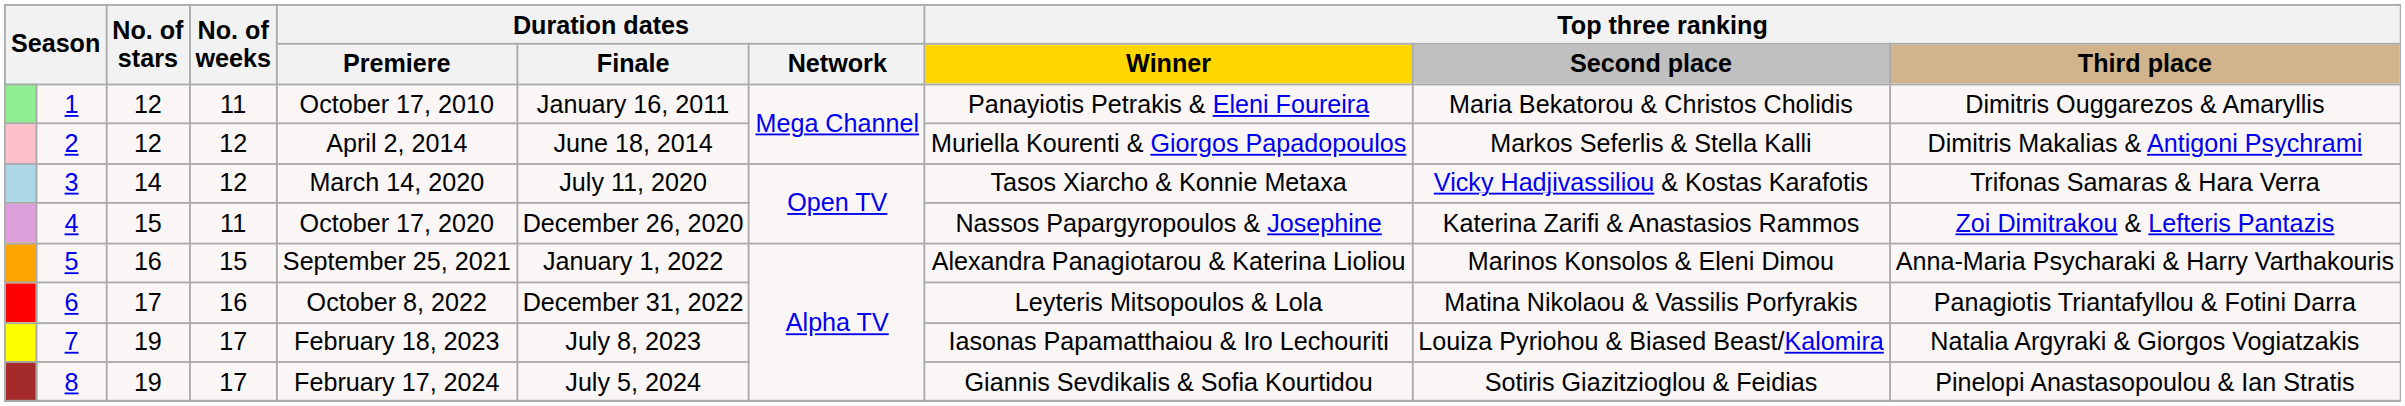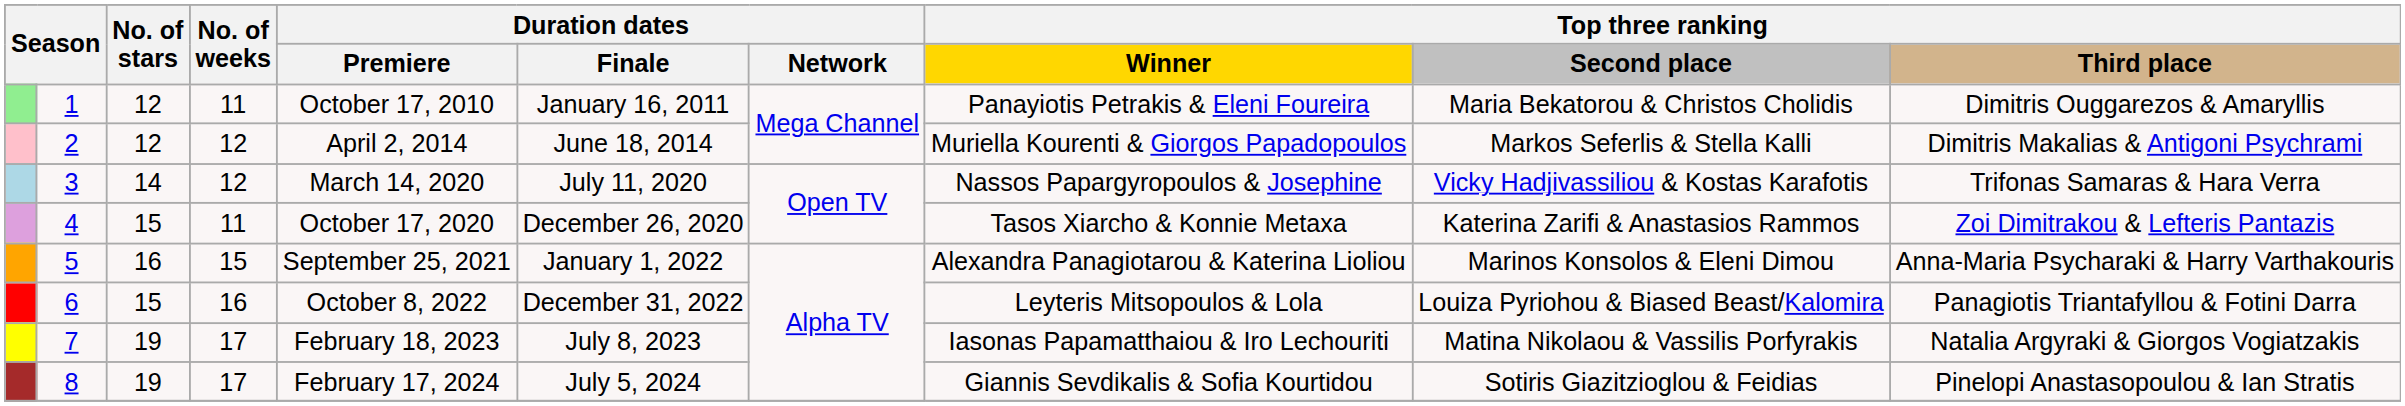(1169, 183) Tasos Xiarcho & Konnie Metaxa -> (1169, 183) Nassos Papargyropoulos & Josephine
(1169, 223) Nassos Papargyropoulos & Josephine -> (1169, 223) Tasos Xiarcho & Konnie Metaxa
(148, 302) 17 -> (148, 302) 15
(1651, 302) Matina Nikolaou & Vassilis Porfyrakis -> (1651, 302) Louiza Pyriohou & Biased Beast/Kalomira
(1651, 342) Louiza Pyriohou & Biased Beast/Kalomira -> (1651, 342) Matina Nikolaou & Vassilis Porfyrakis
